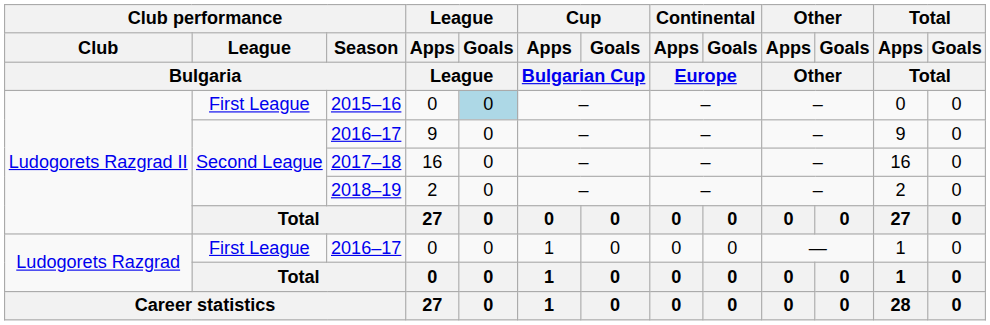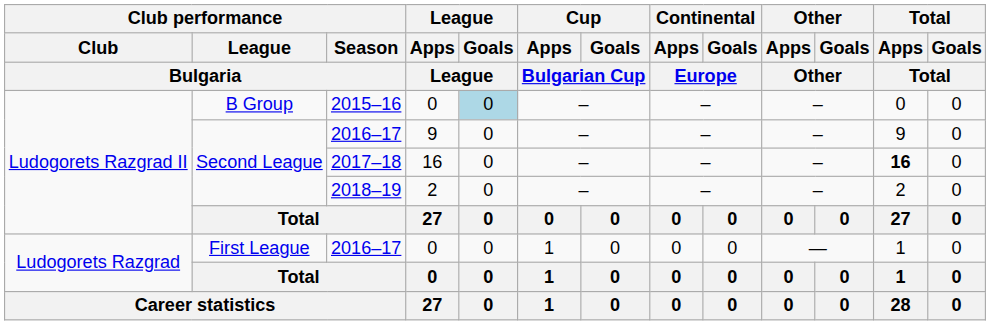(259, 104) First League -> (259, 104) B Group
(901, 162) normal -> (901, 162) bold
